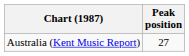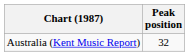(164, 42) 27 -> (164, 42) 32
